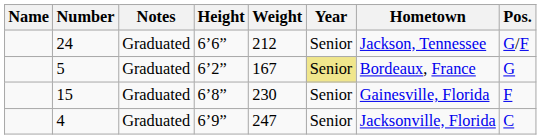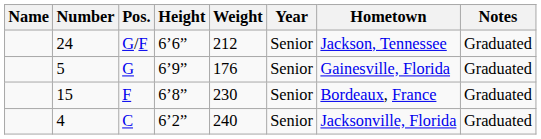columns swapped: (518, 17) <-> (156, 17)
(212, 69) 6’2” -> (173, 69) 6’9”
(265, 69) 167 -> (225, 69) 176
(331, 69) khaki background -> (292, 69) no background
(418, 69) Bordeaux, France -> (385, 69) Gainesville, Florida
(425, 95) Gainesville, Florida -> (378, 95) Bordeaux, France
(212, 120) 6’9” -> (173, 120) 6’2”
(265, 120) 247 -> (225, 120) 240
